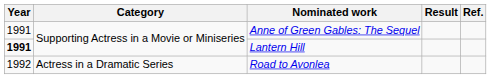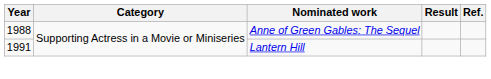(19, 30) 1991 -> (19, 30) 1988
(19, 47) bold -> (19, 47) normal
- row: (290, 64)
